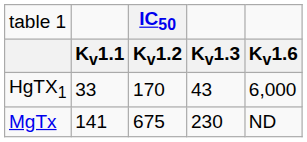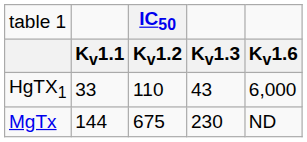(149, 89) 170 -> (148, 89) 110
(91, 121) 141 -> (91, 121) 144
